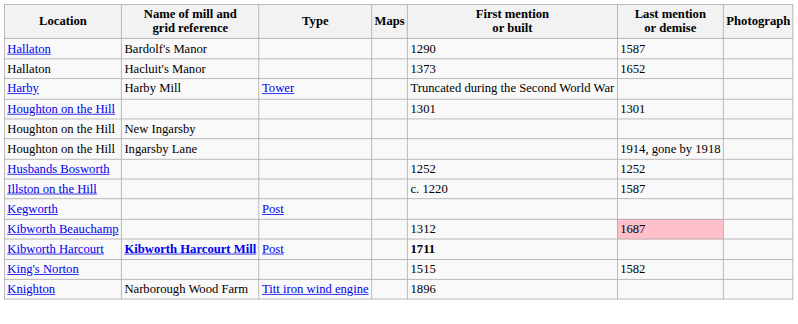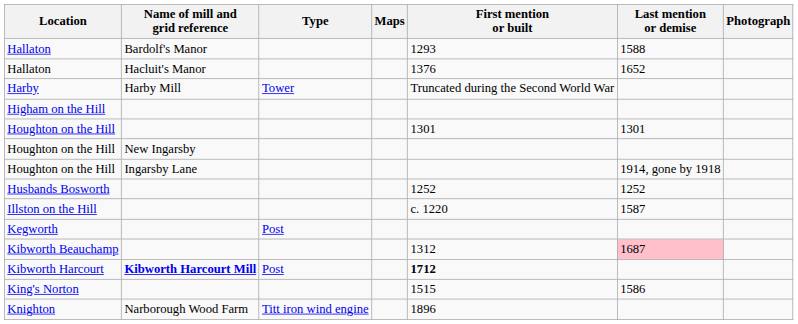(423, 48) 1290 -> (423, 48) 1293
(633, 48) 1587 -> (633, 48) 1588
(423, 68) 1373 -> (423, 68) 1376
+ row: (56, 108)
(423, 249) 1711 -> (423, 269) 1712
(633, 269) 1582 -> (633, 289) 1586
